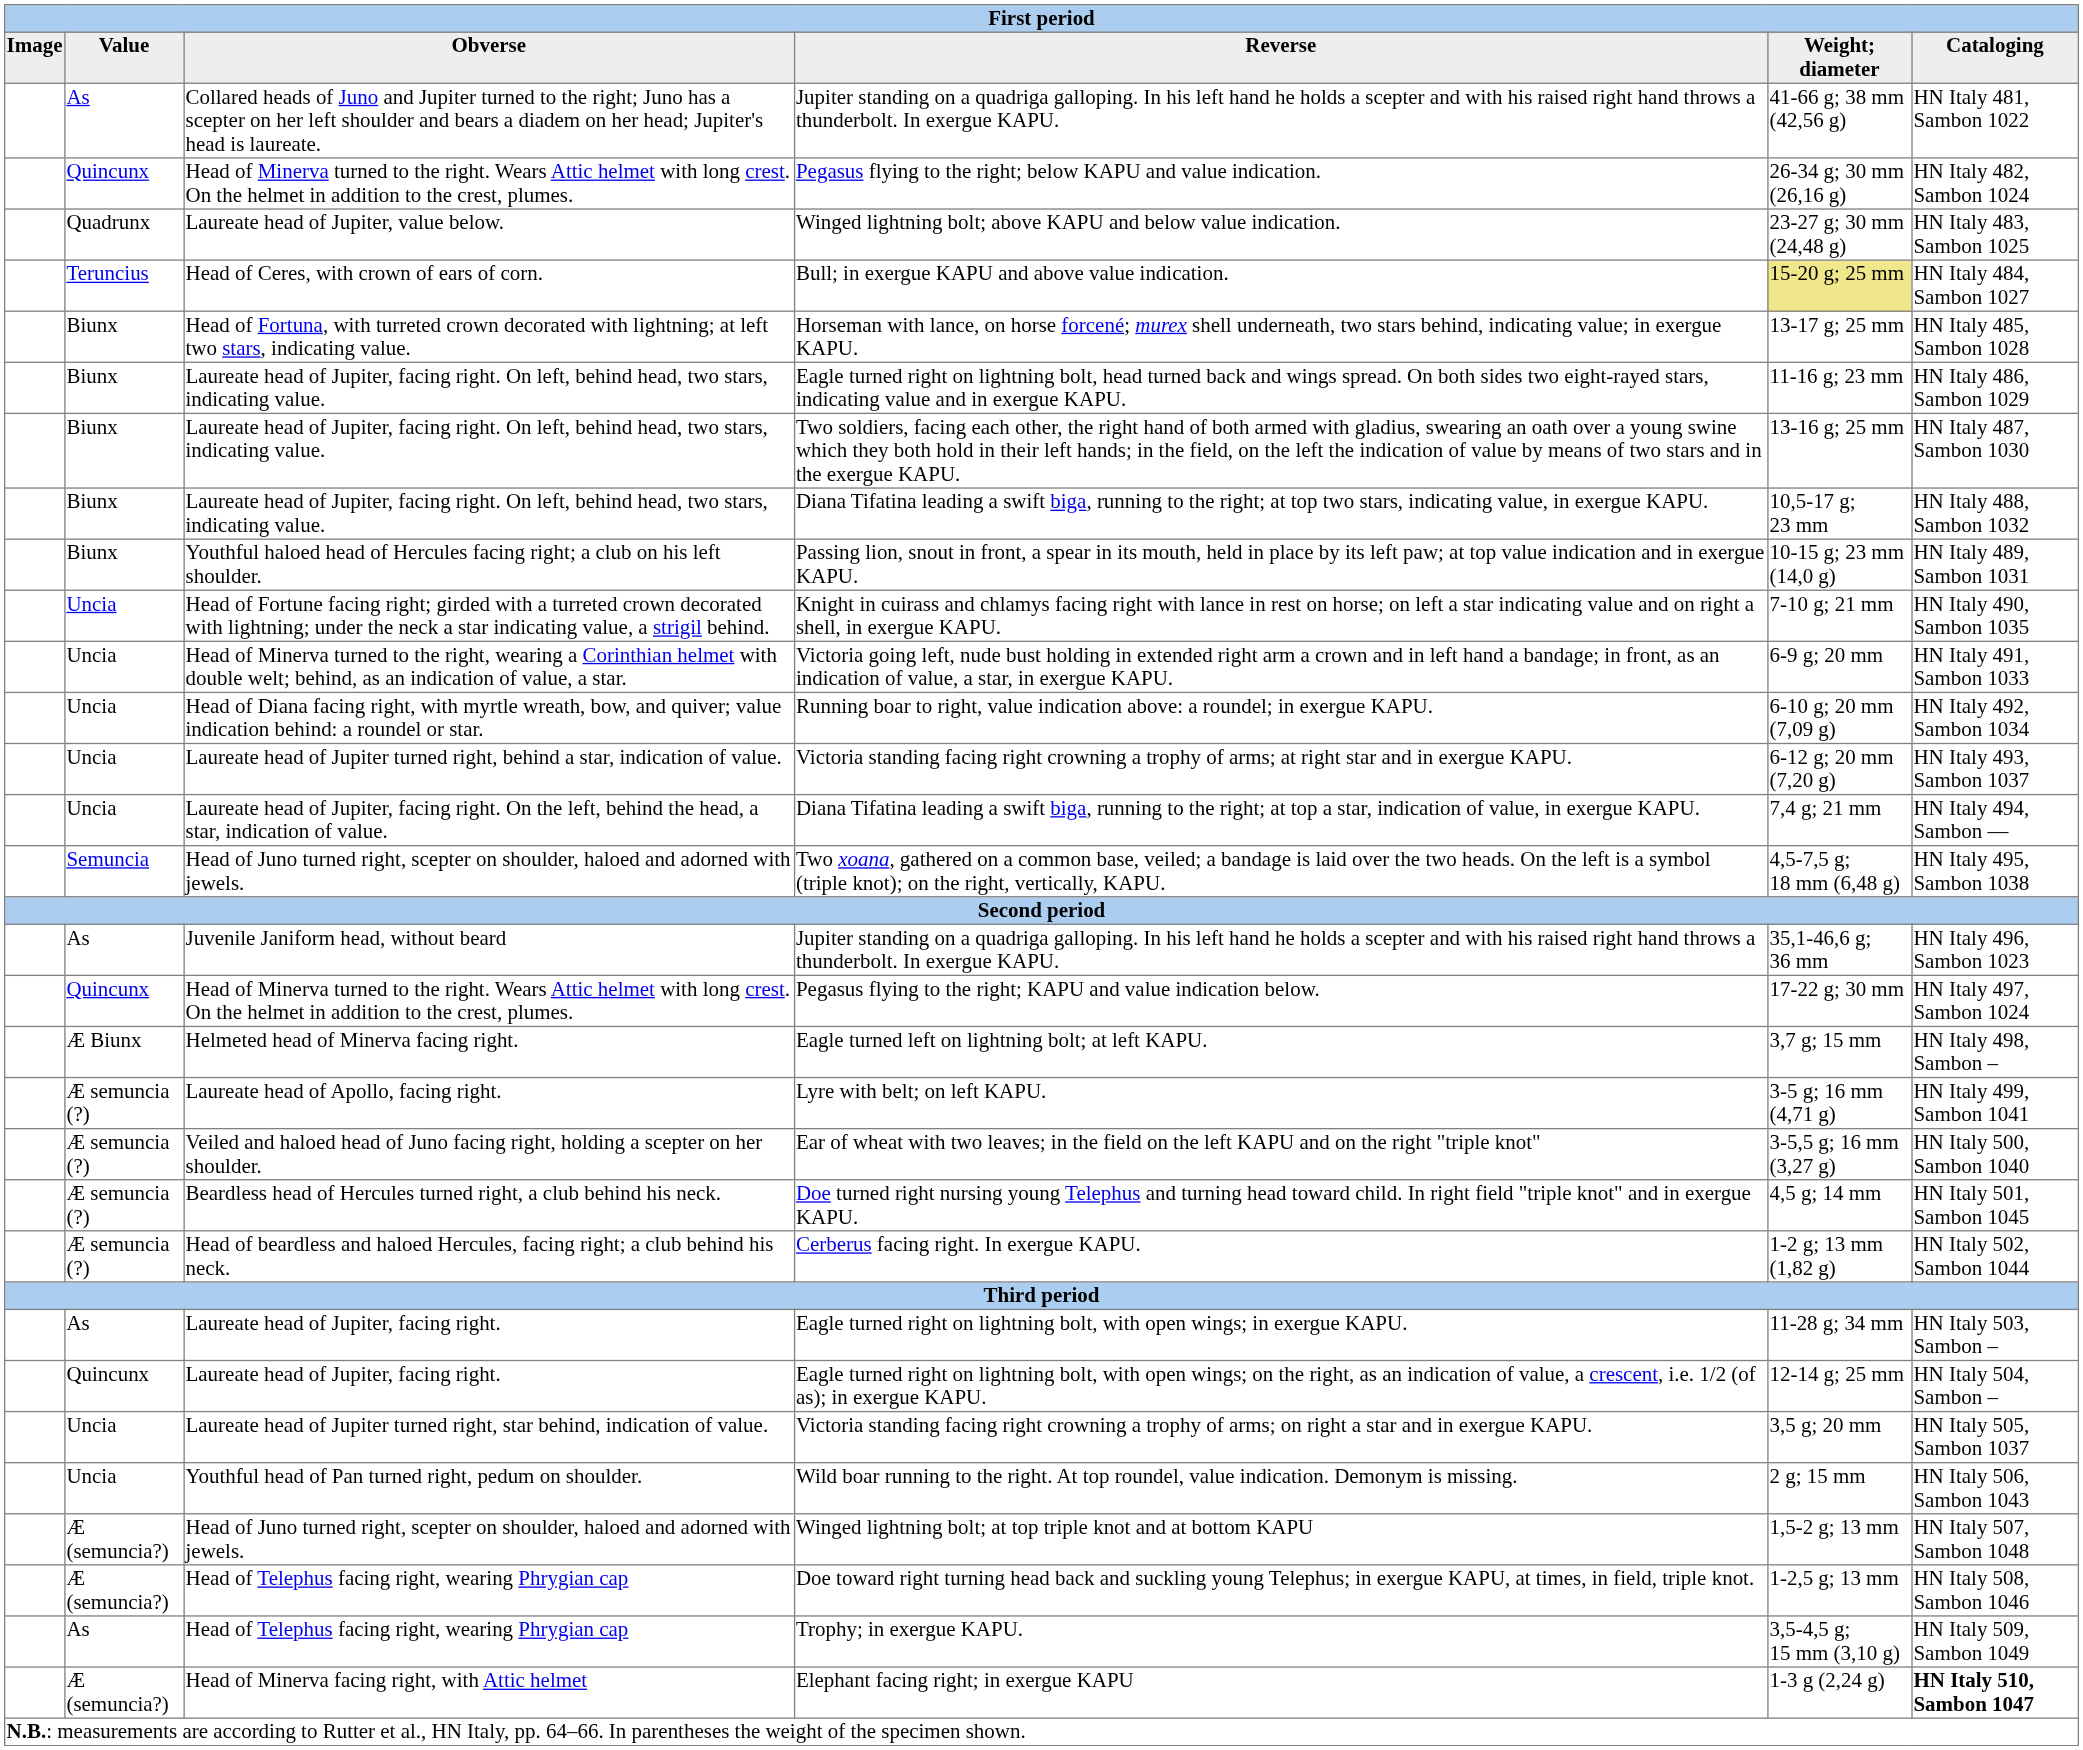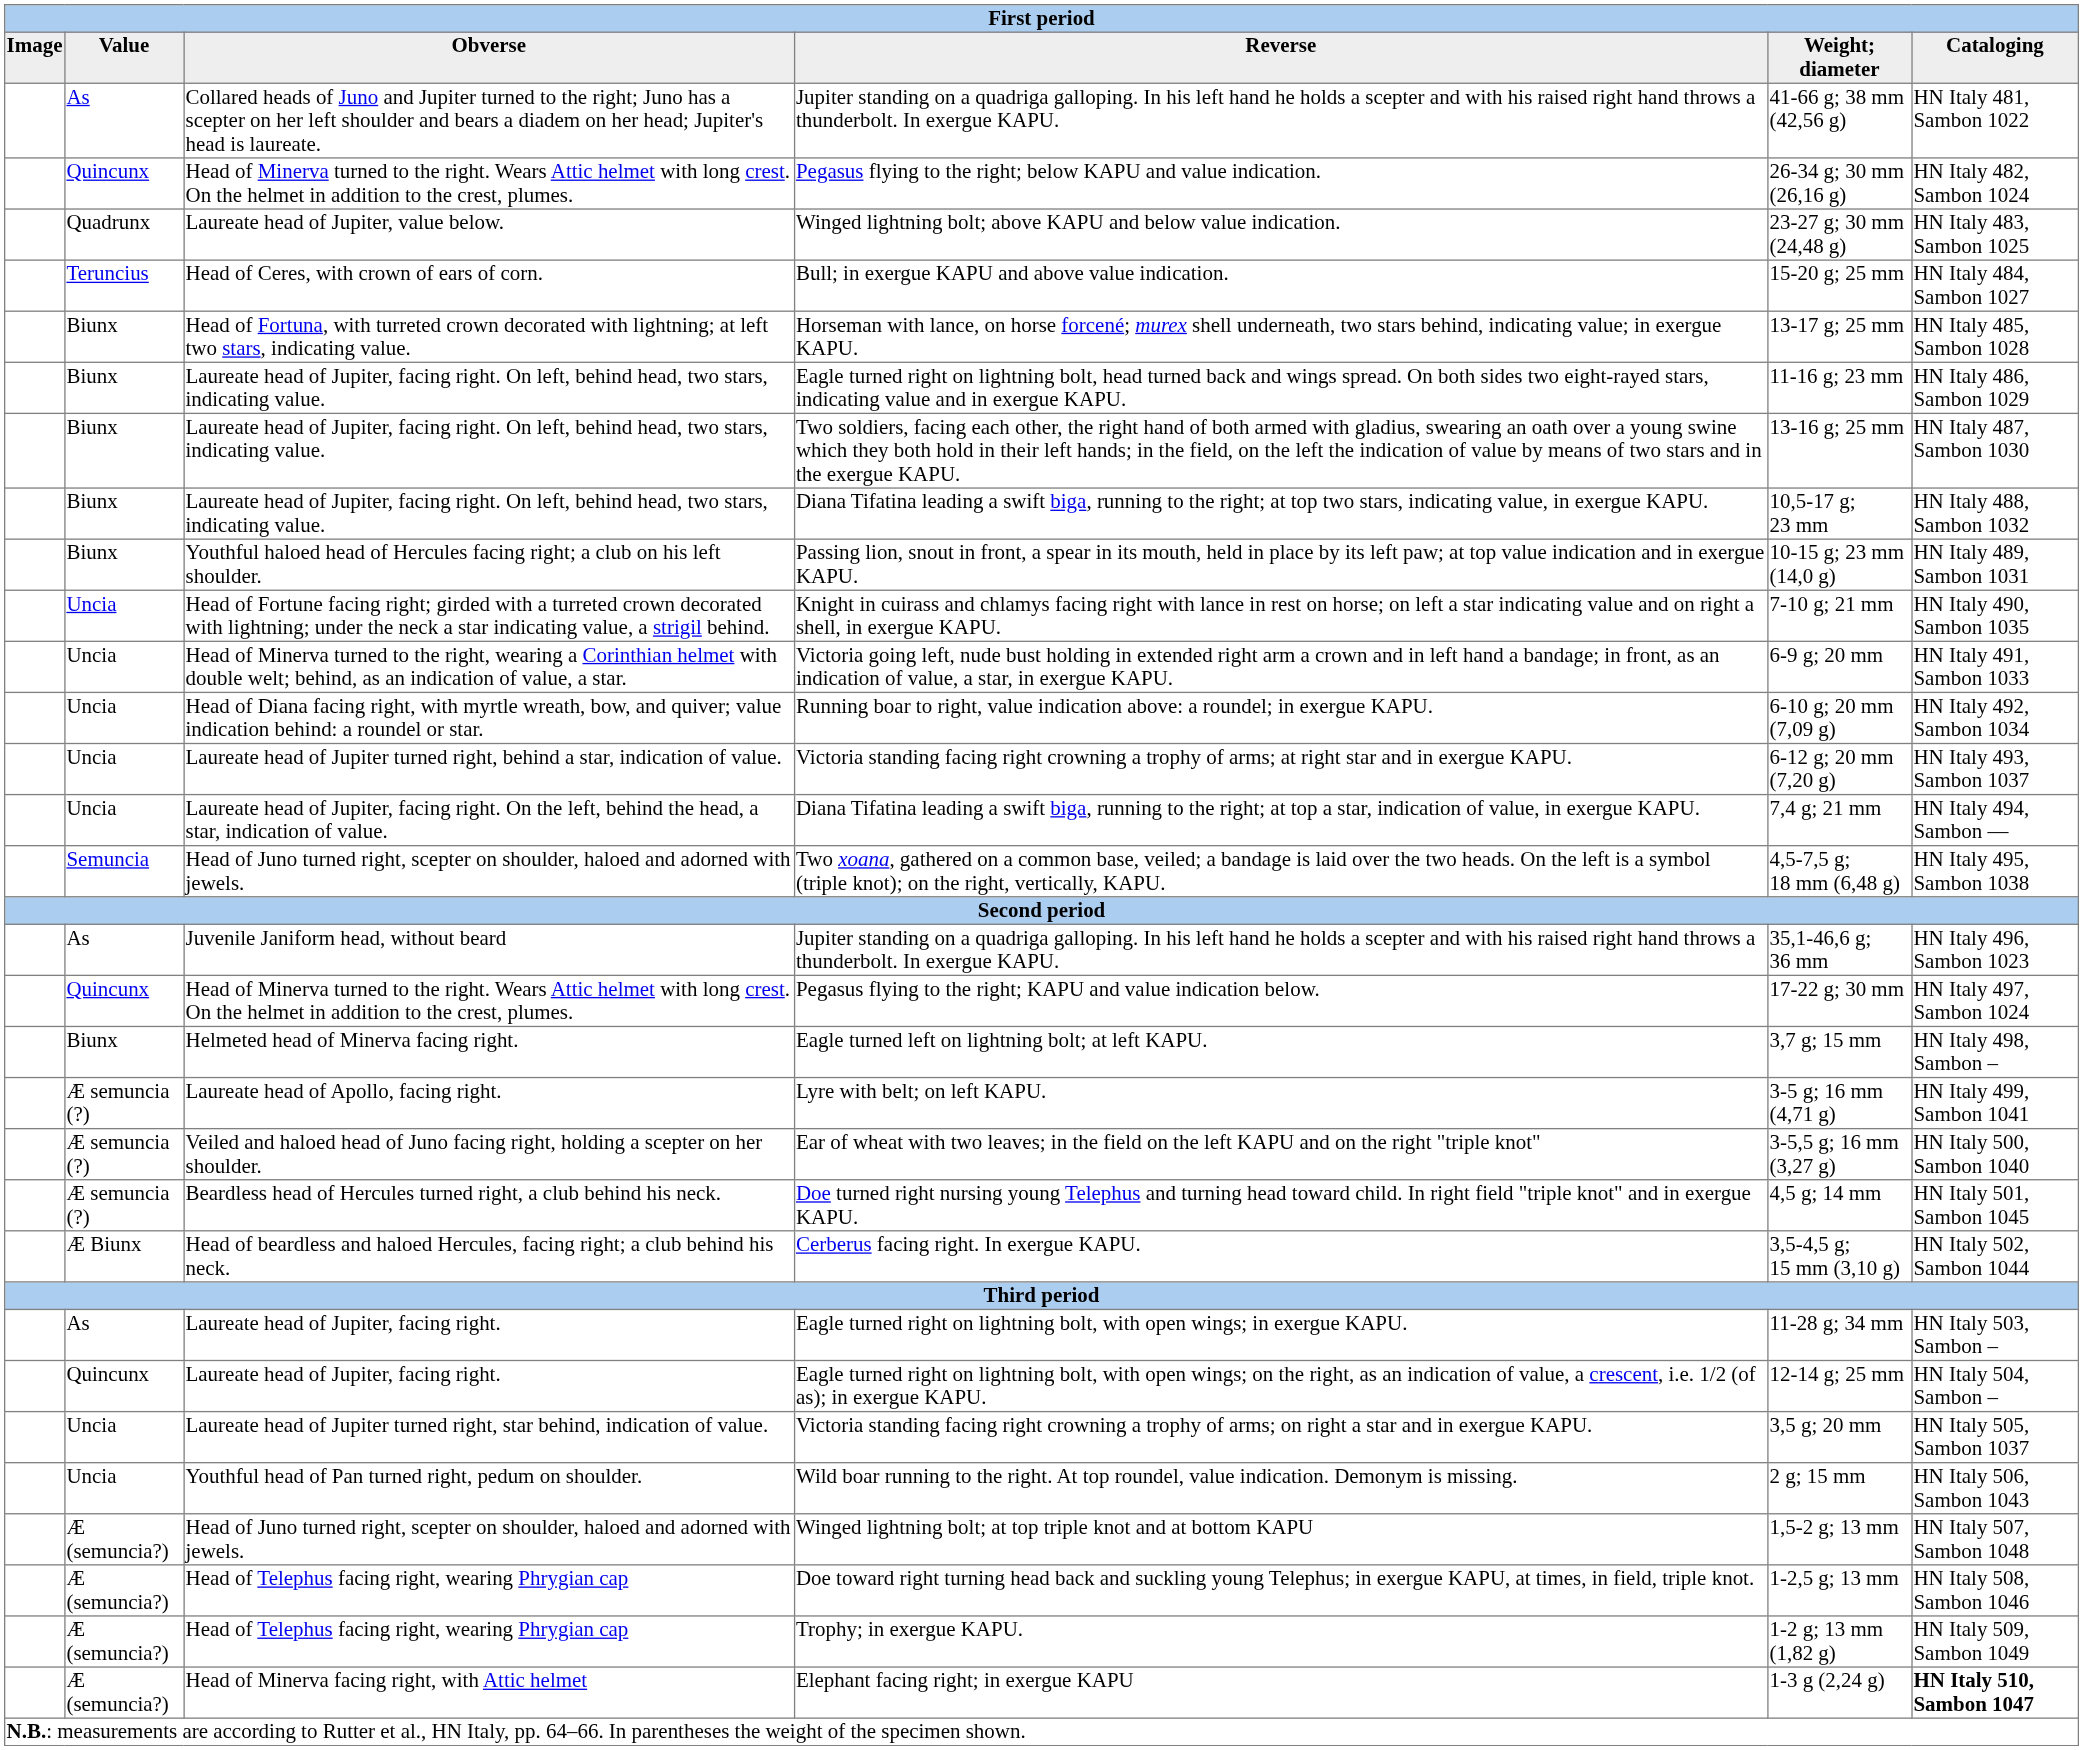(1837, 273) khaki background -> (1837, 273) no background
(104, 1040) Æ Biunx -> (92, 1040) Biunx
(118, 1256) Æ semuncia (?) -> (104, 1244) Æ Biunx
(1826, 1256) 1-2 g; 13 mm (1,82 g) -> (1835, 1256) 3,5-4,5 g; 15 mm (3,10 g)
(78, 1629) As -> (118, 1641) Æ (semuncia?)
(1835, 1641) 3,5-4,5 g; 15 mm (3,10 g) -> (1826, 1641) 1-2 g; 13 mm (1,82 g)
